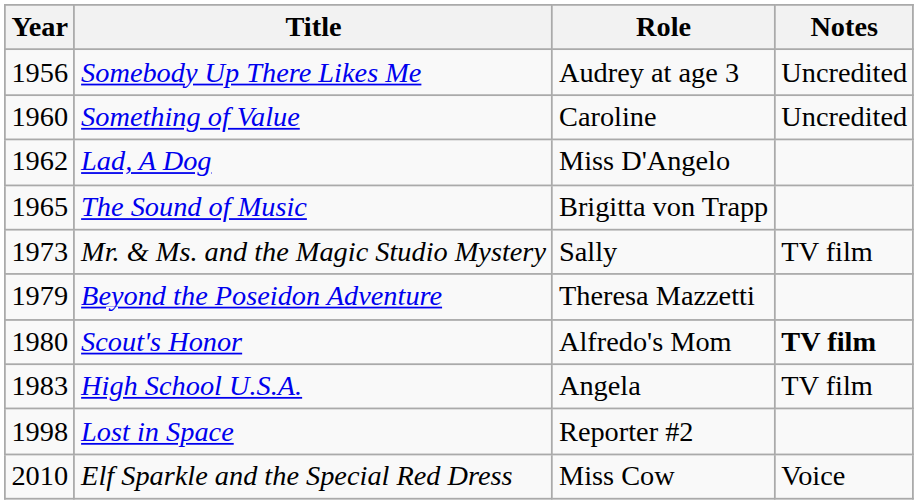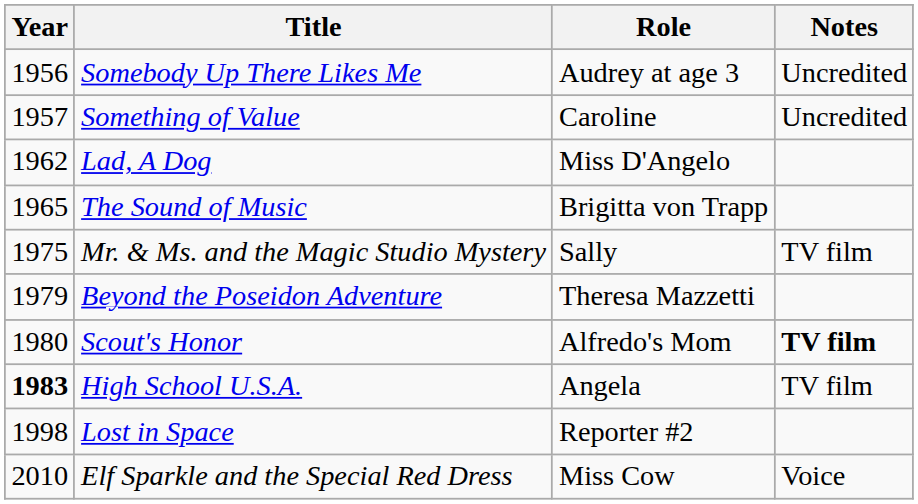(40, 116) 1960 -> (40, 116) 1957
(40, 251) 1973 -> (40, 251) 1975
(40, 386) normal -> (40, 386) bold
